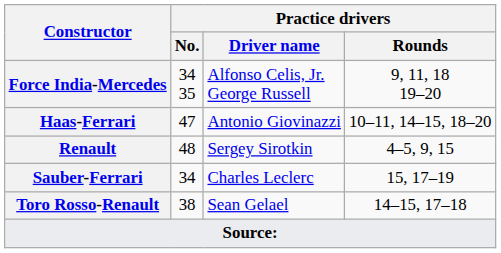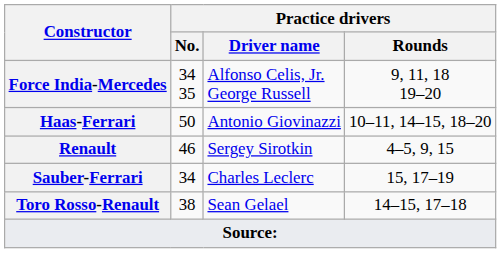(187, 121) 47 -> (187, 121) 50
(187, 149) 48 -> (187, 149) 46
